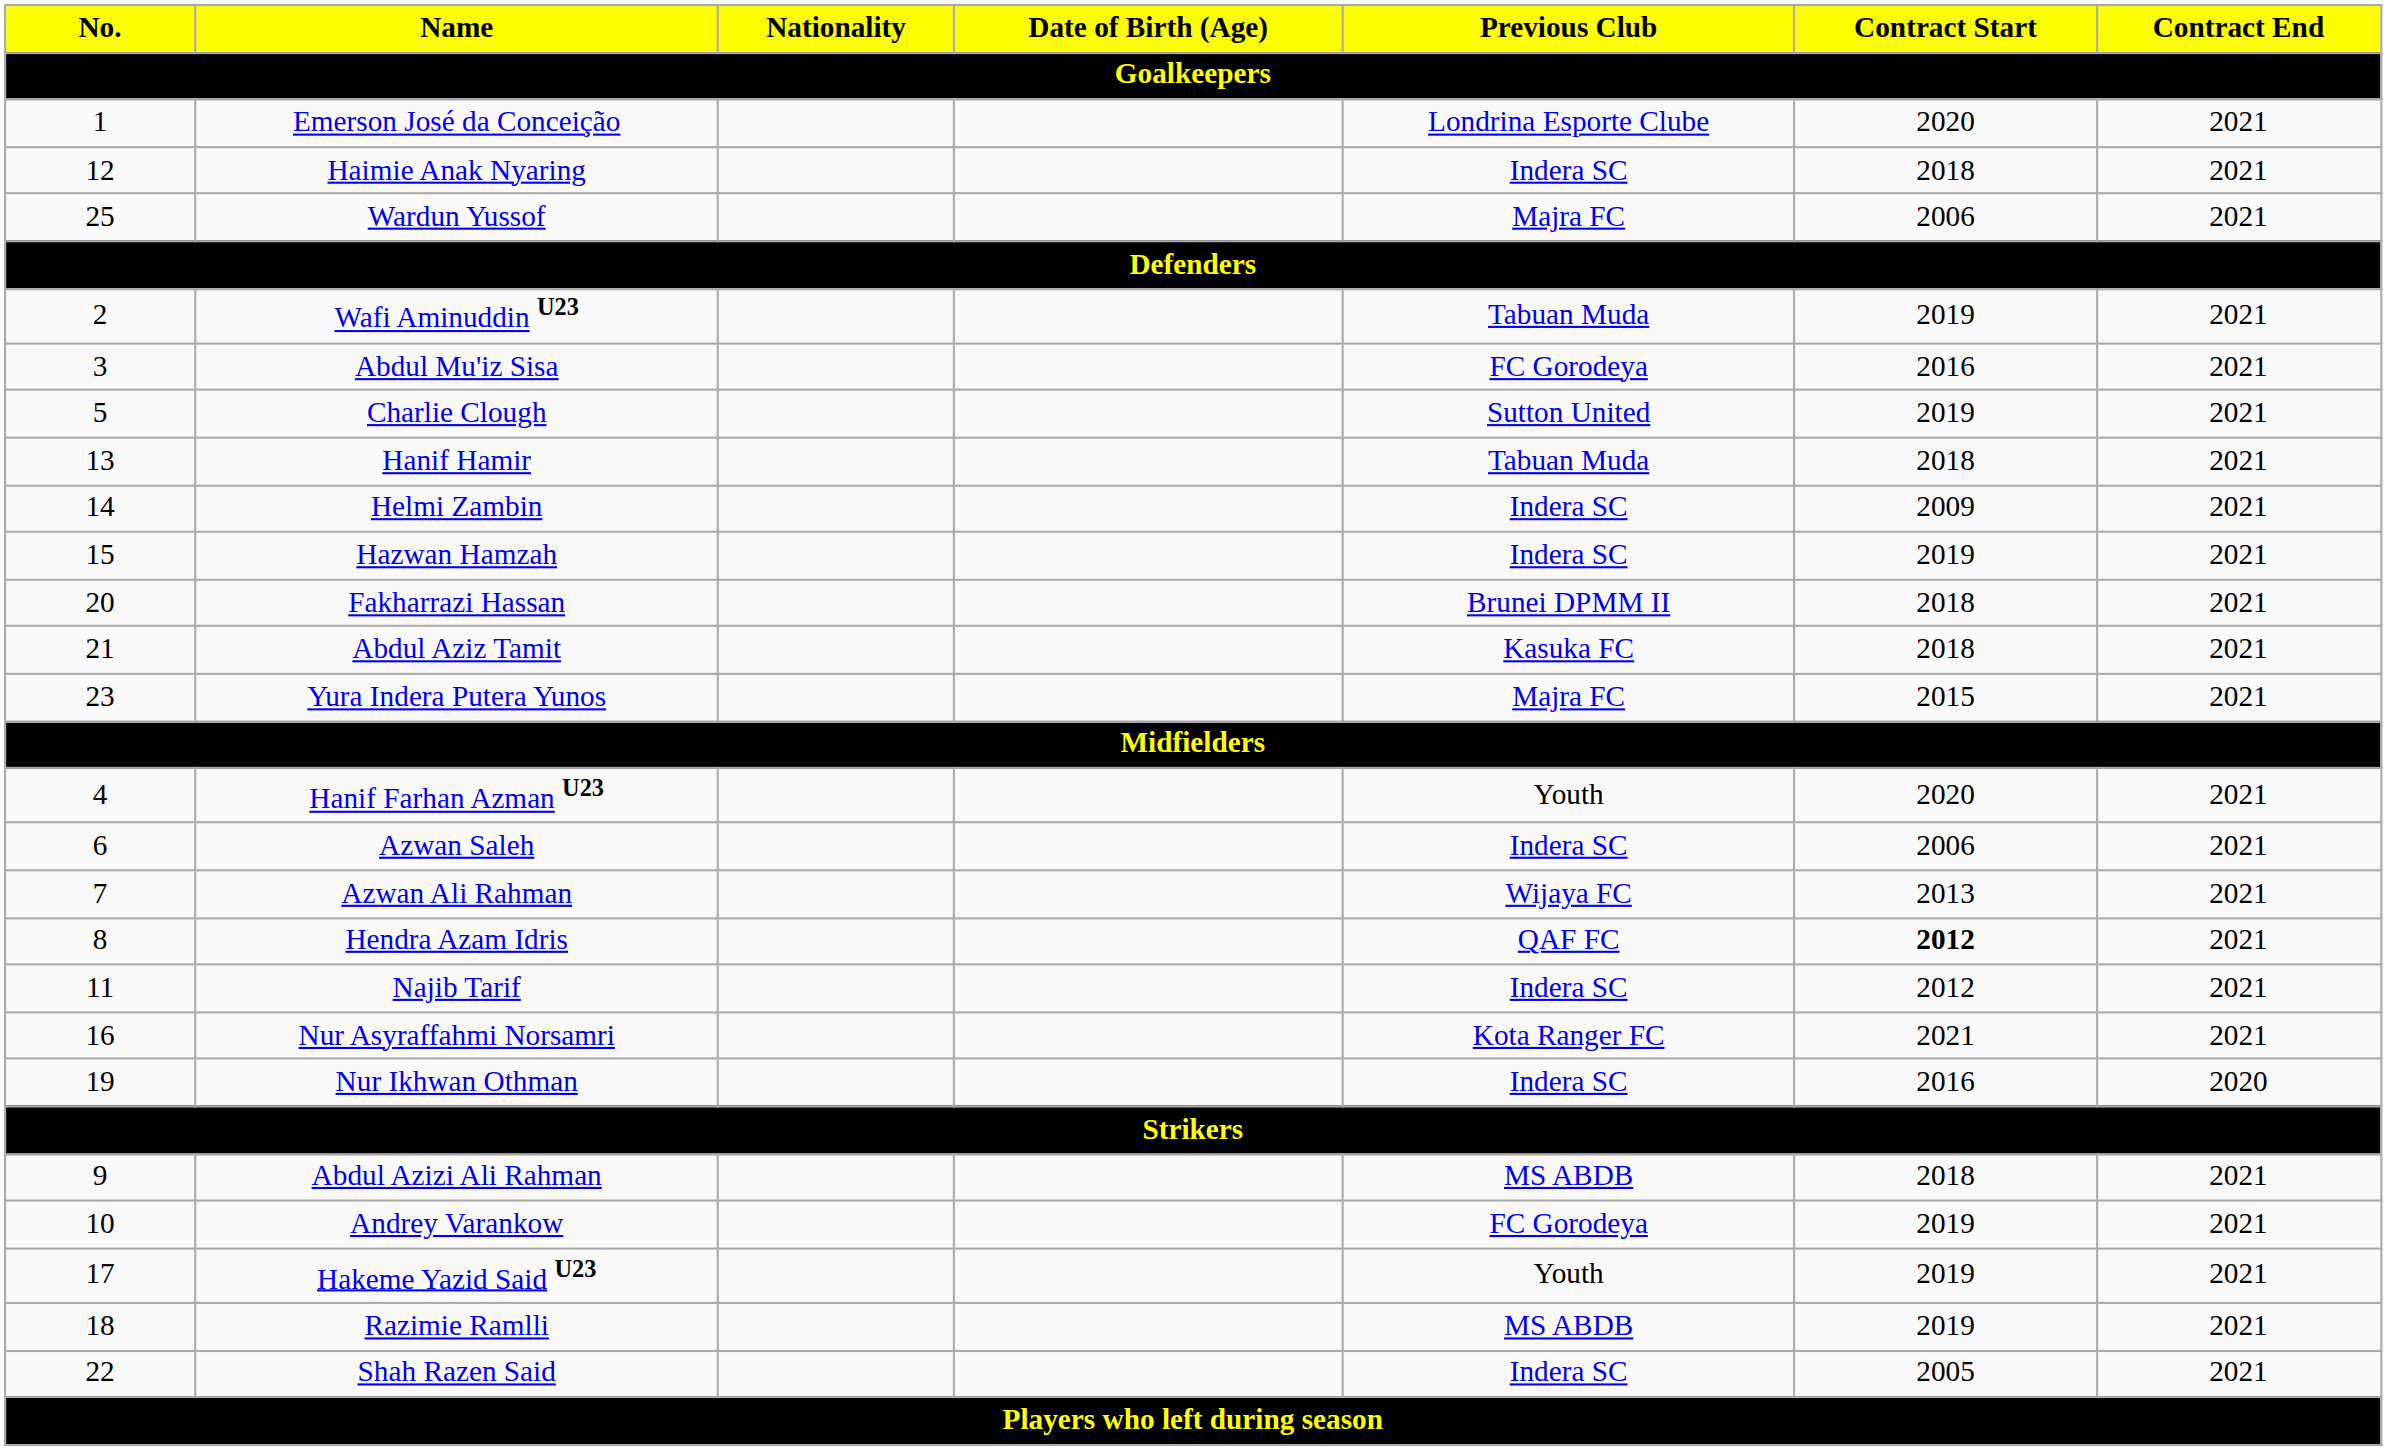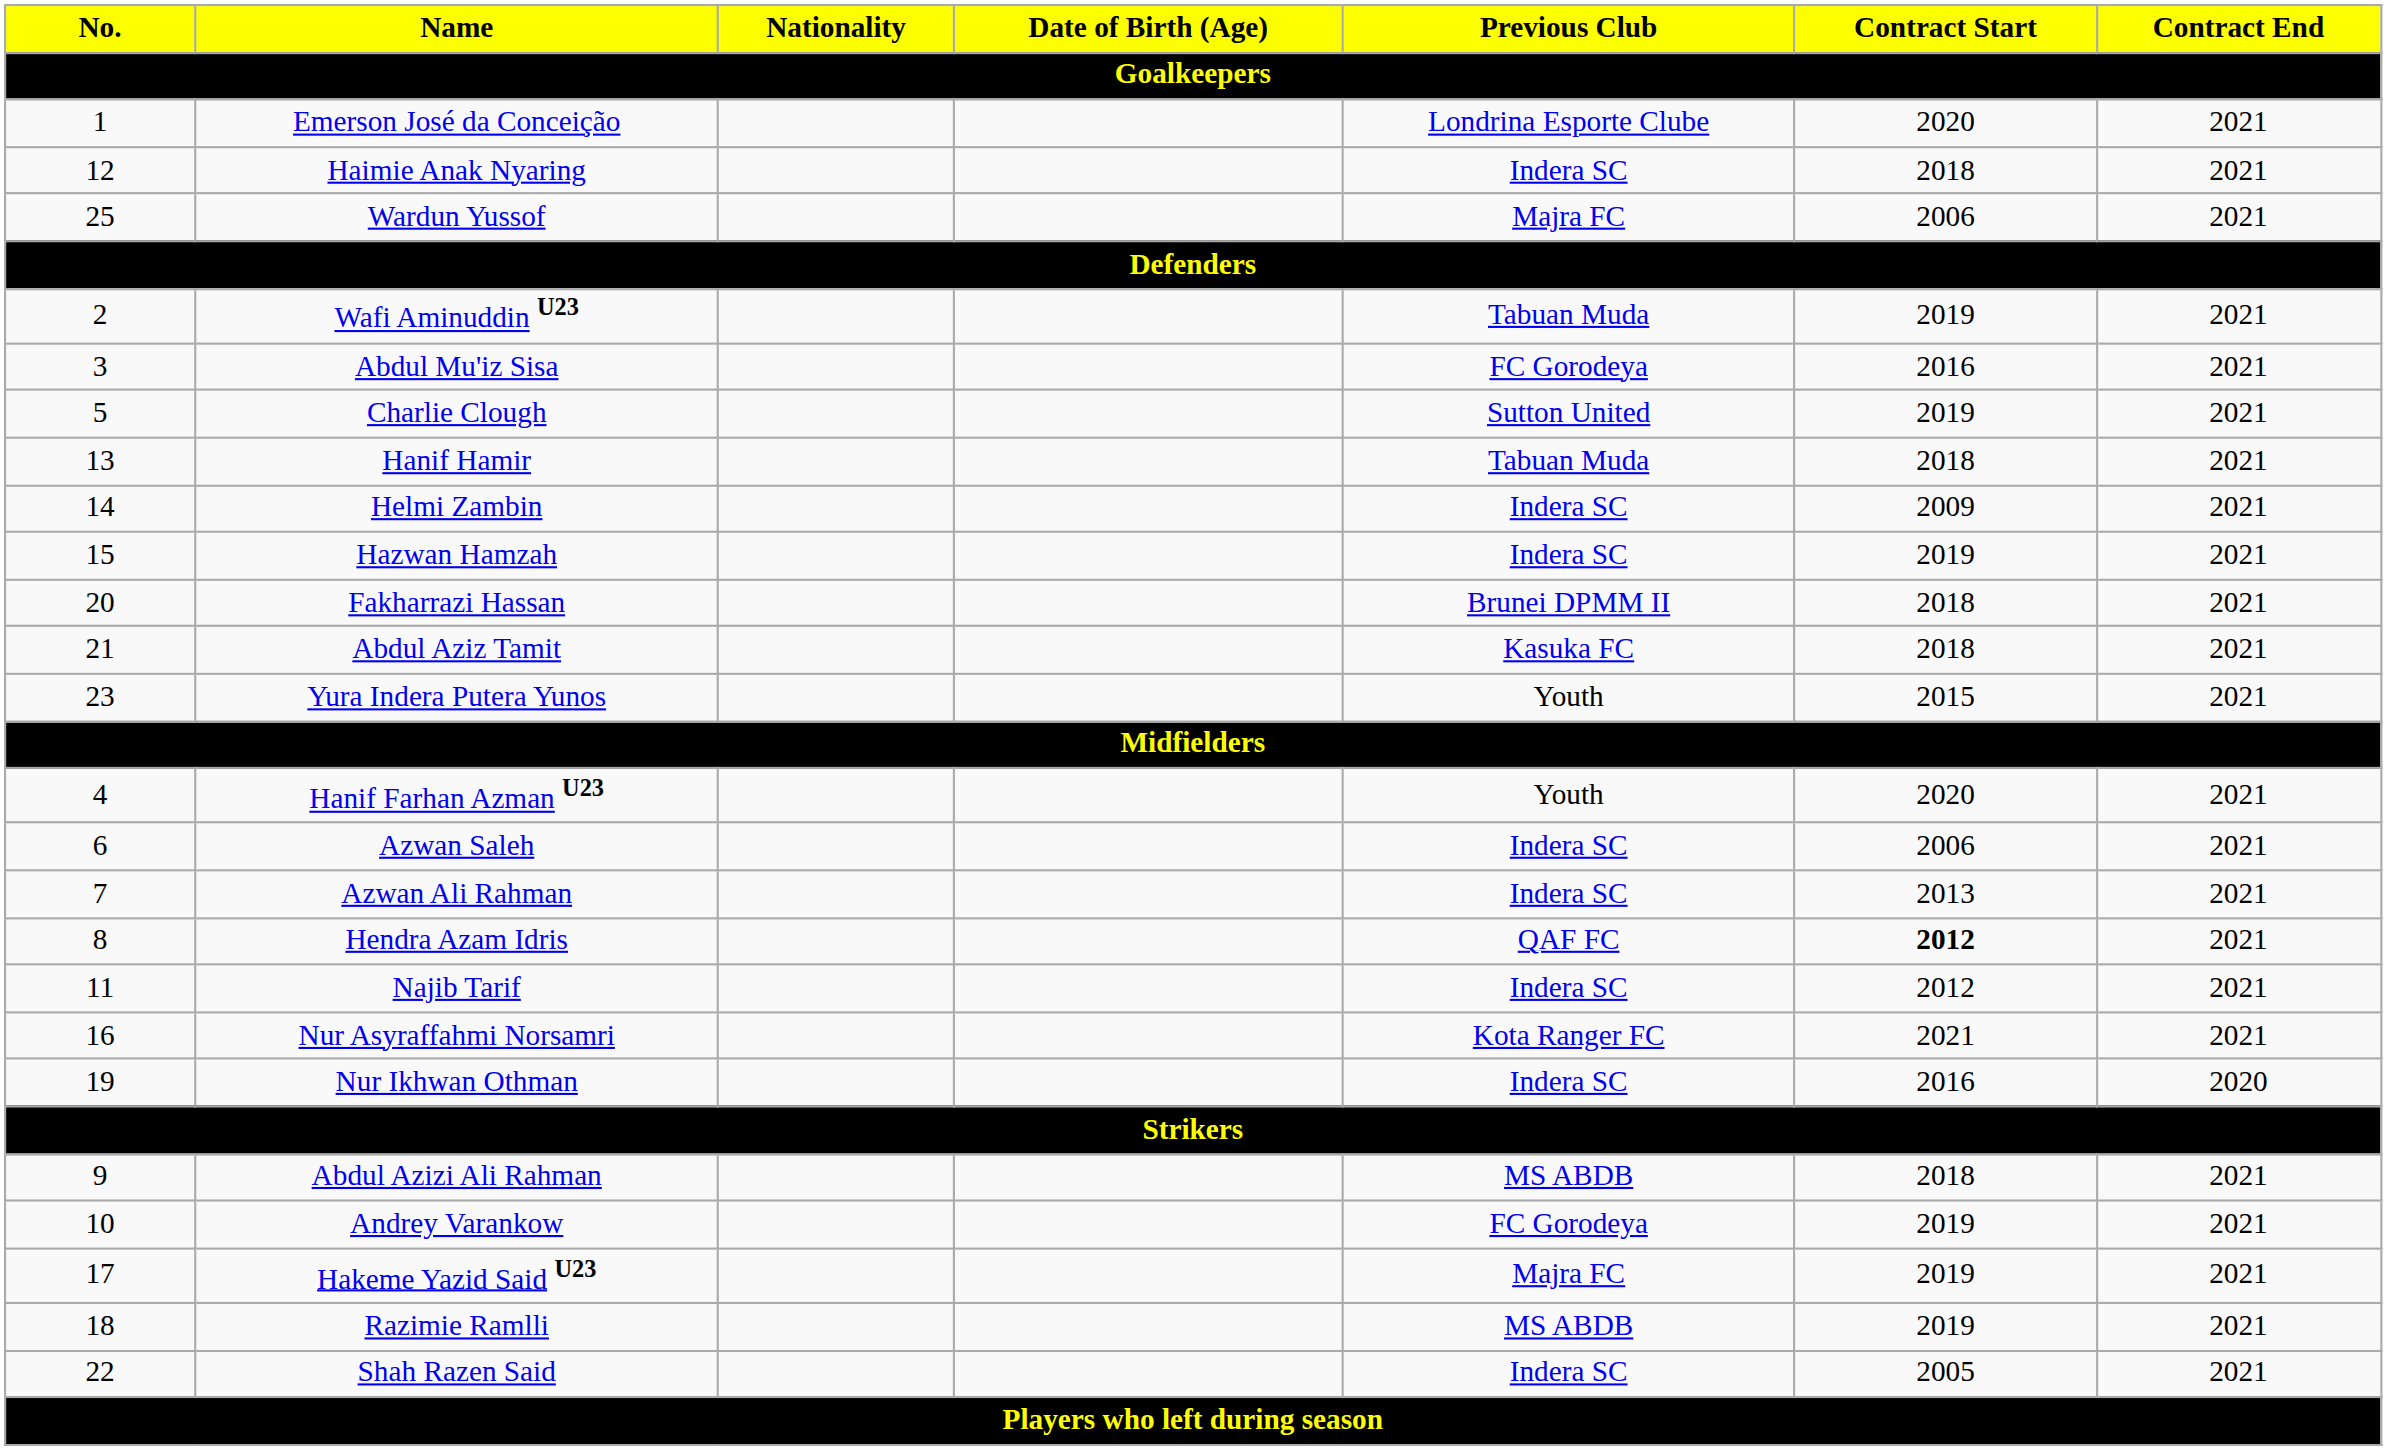(1569, 696) Majra FC -> (1569, 696) Youth
(1569, 893) Wijaya FC -> (1569, 893) Indera SC
(1569, 1274) Youth -> (1569, 1274) Majra FC
